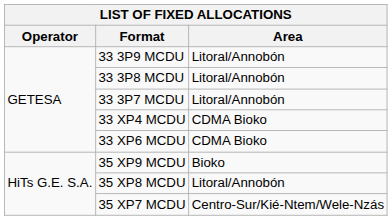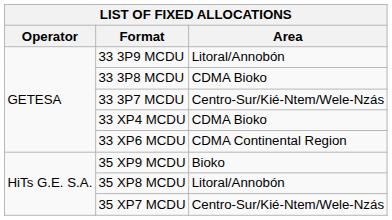(238, 78) Litoral/Annobón -> (229, 78) CDMA Bioko
(238, 99) Litoral/Annobón -> (288, 99) Centro-Sur/Kié-Ntem/Wele-Nzás
(229, 141) CDMA Bioko -> (269, 141) CDMA Continental Region
